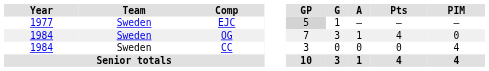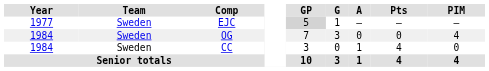(359, 35) 1 -> (359, 35) 0
(399, 35) 4 -> (399, 35) 0
(456, 35) 0 -> (456, 35) 4
(359, 48) 0 -> (359, 48) 1
(399, 48) 0 -> (399, 48) 4
(456, 48) 4 -> (456, 48) 0
